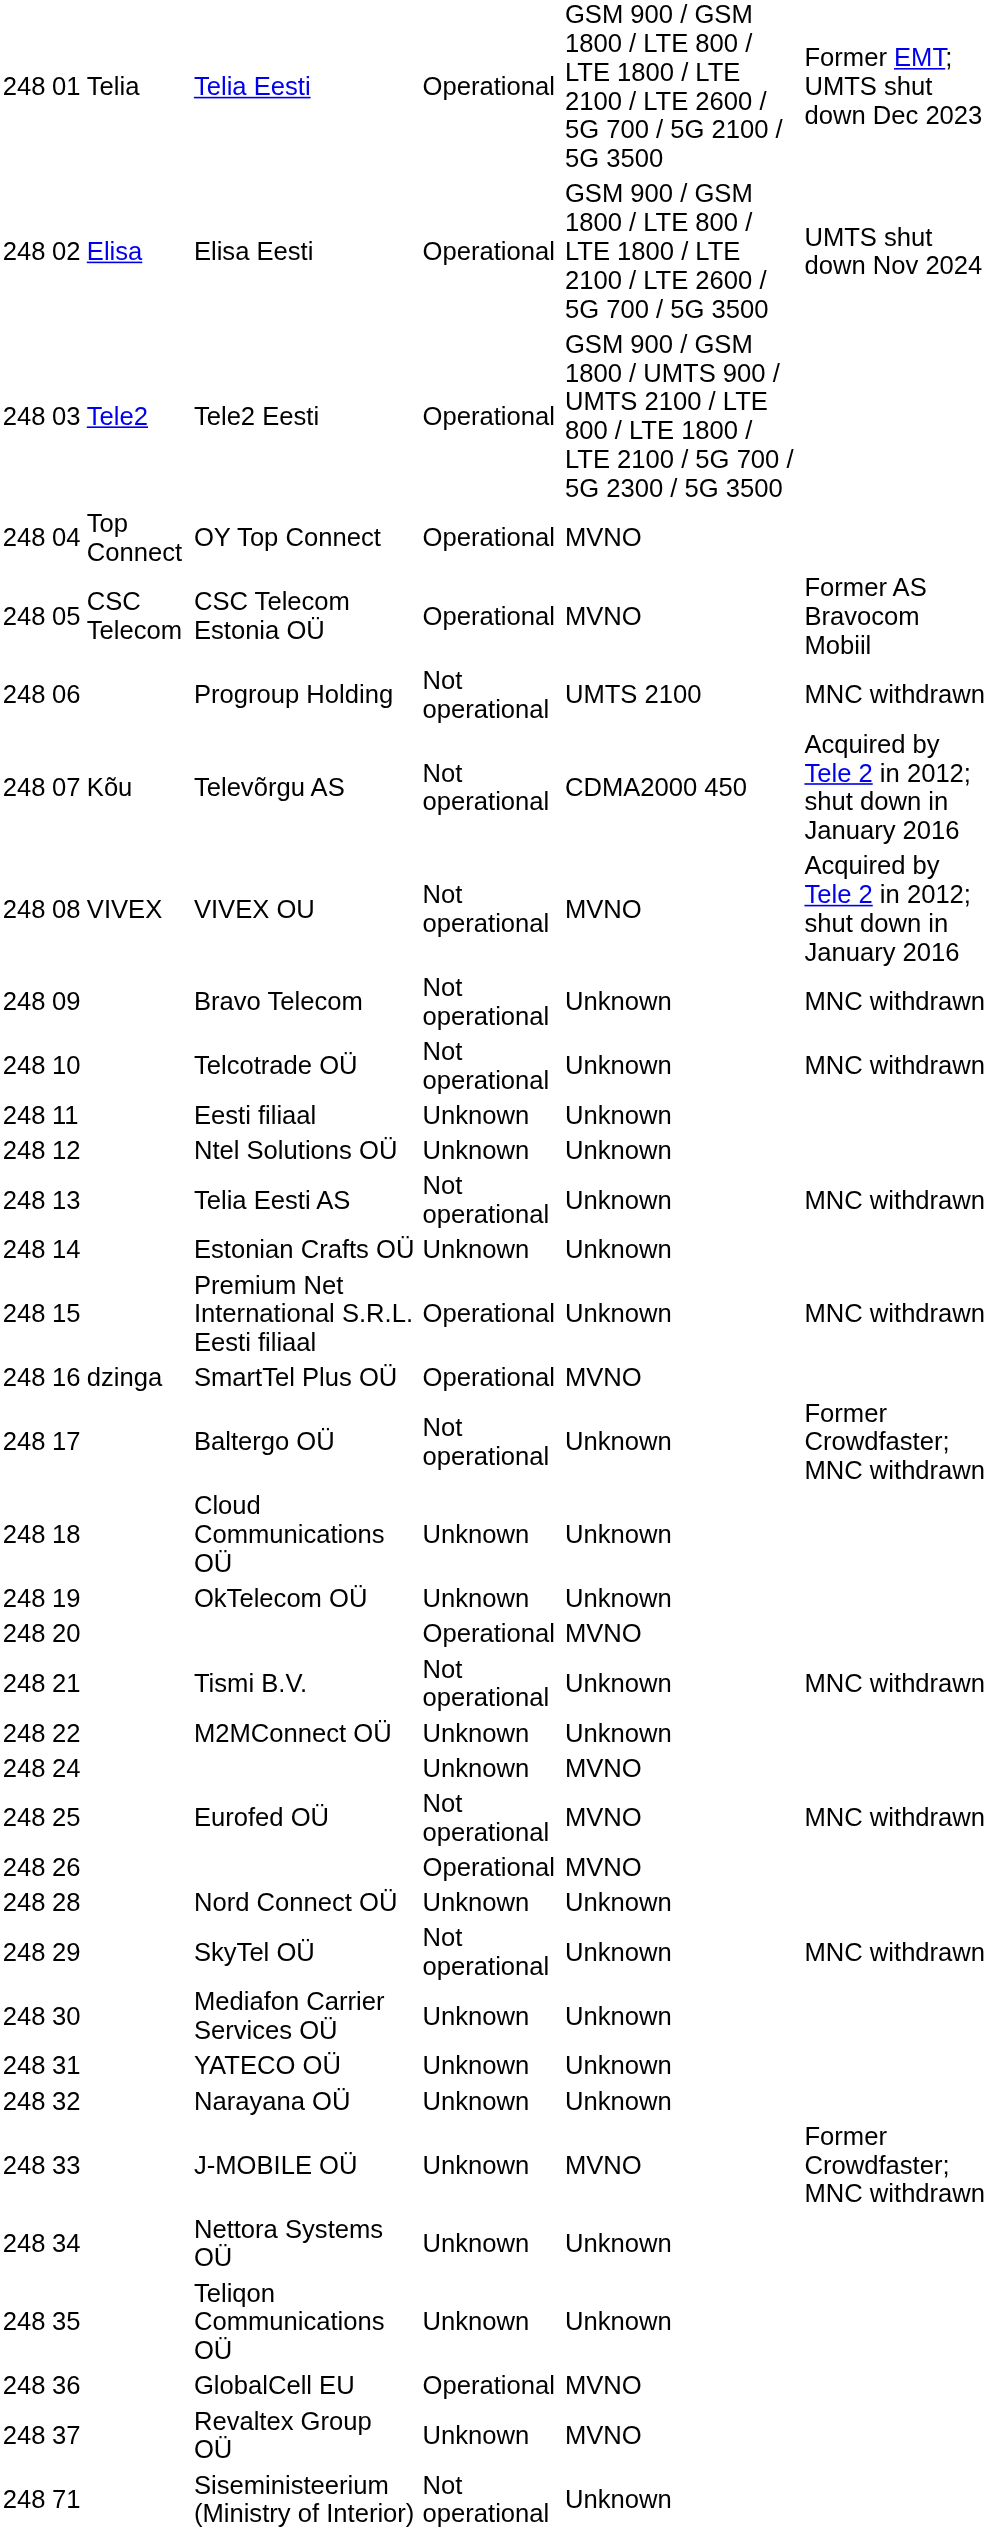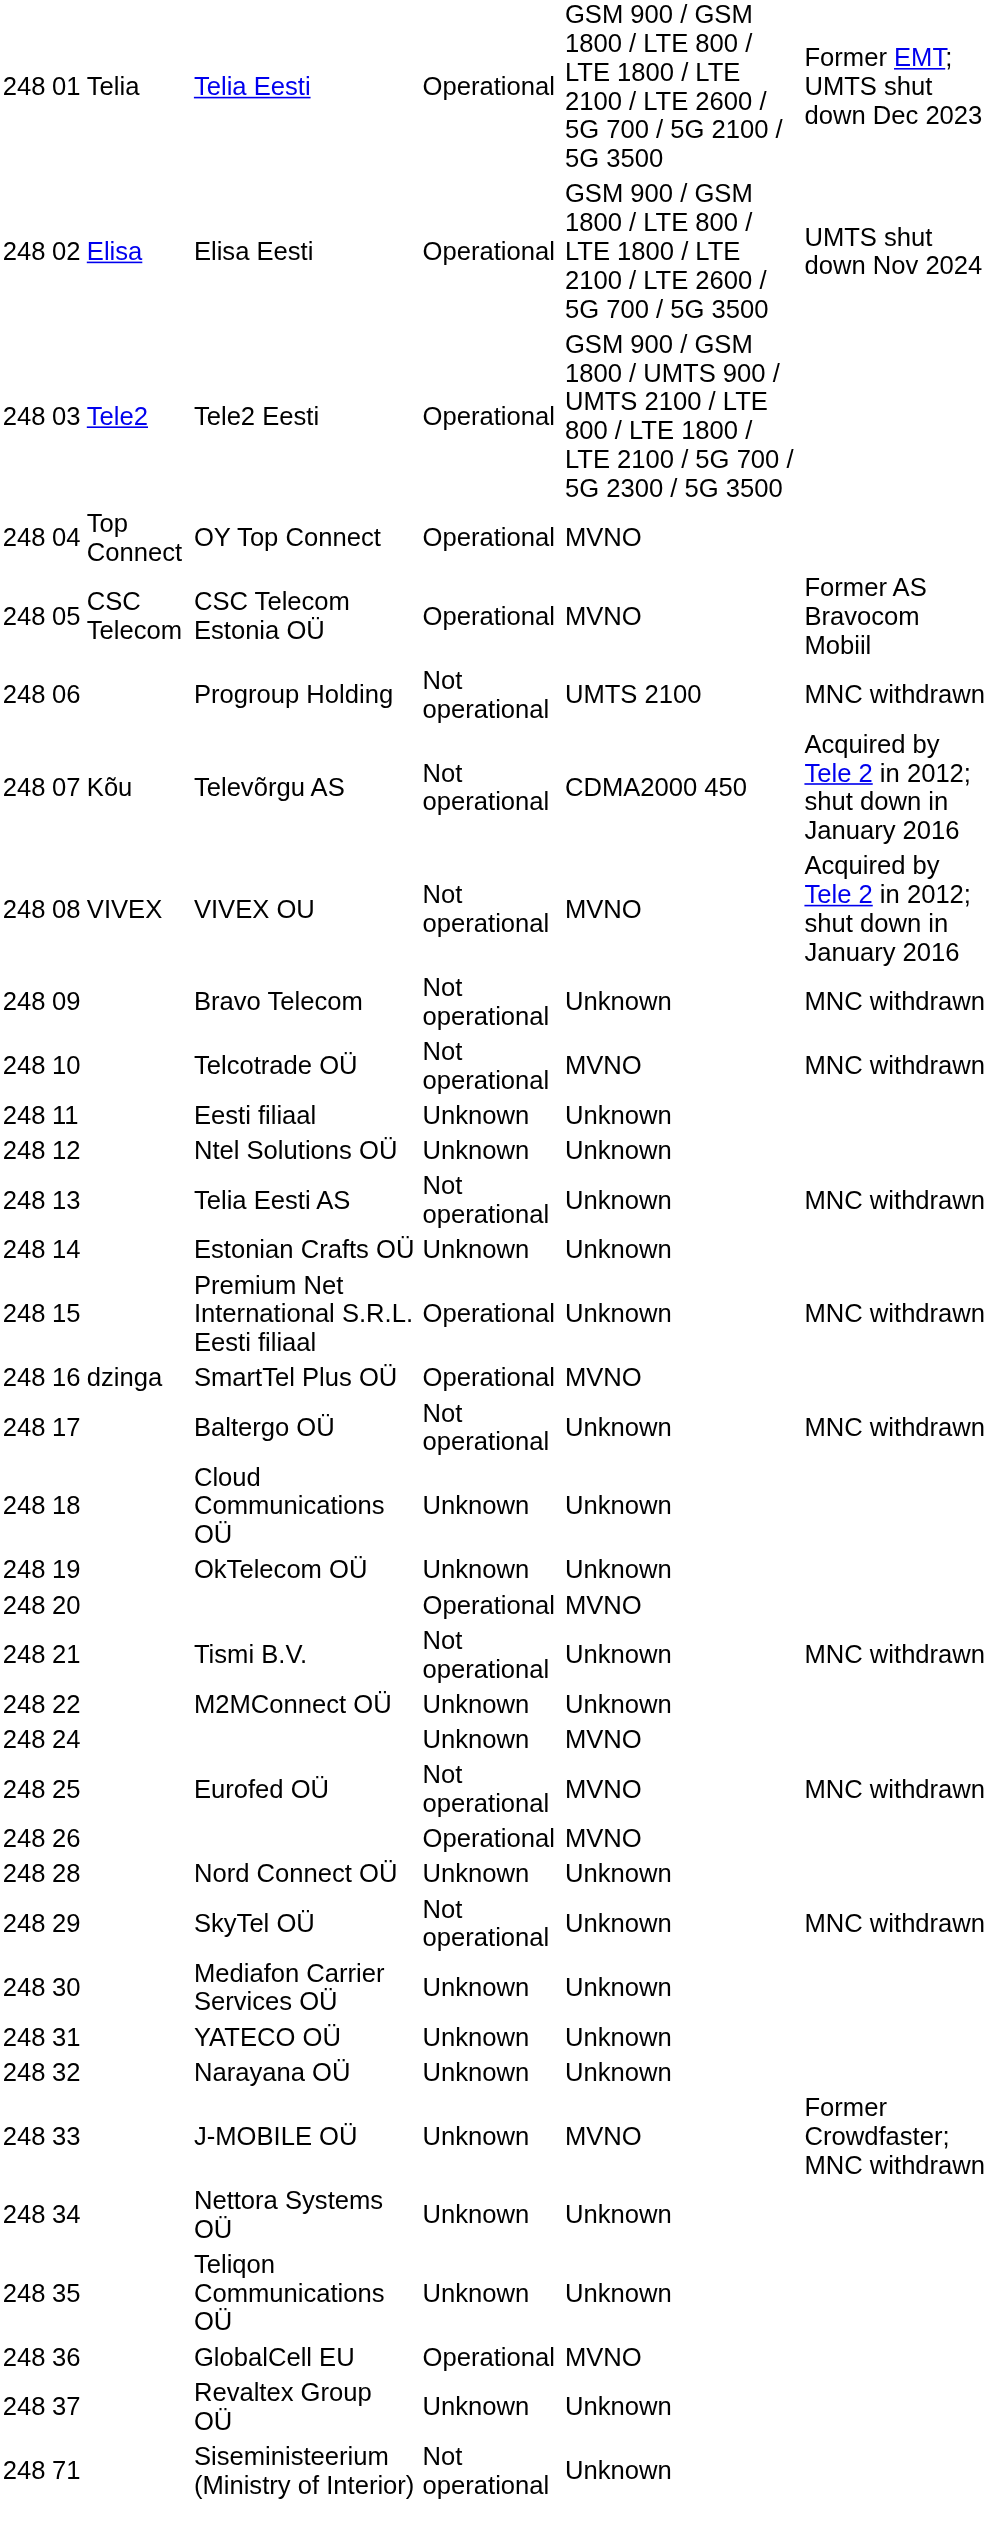(618, 1066) Unknown -> (603, 1066) MVNO
(895, 1442) Former Crowdfaster; MNC withdrawn -> (895, 1427) MNC withdrawn
(603, 2435) MVNO -> (618, 2406) Unknown
